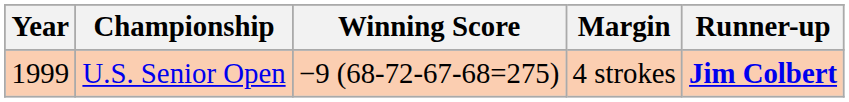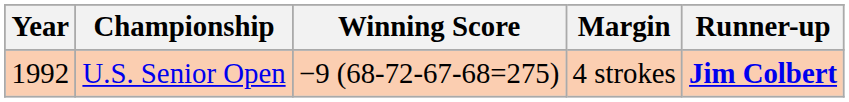(40, 73) 1999 -> (40, 73) 1992
